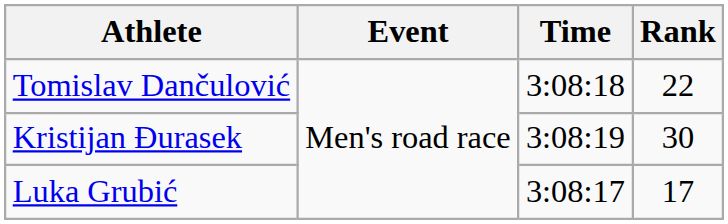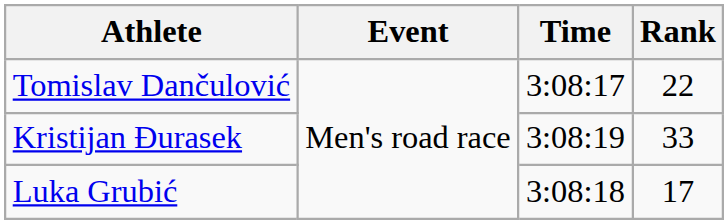(575, 85) 3:08:18 -> (575, 85) 3:08:17
(678, 138) 30 -> (678, 138) 33
(575, 191) 3:08:17 -> (575, 191) 3:08:18
